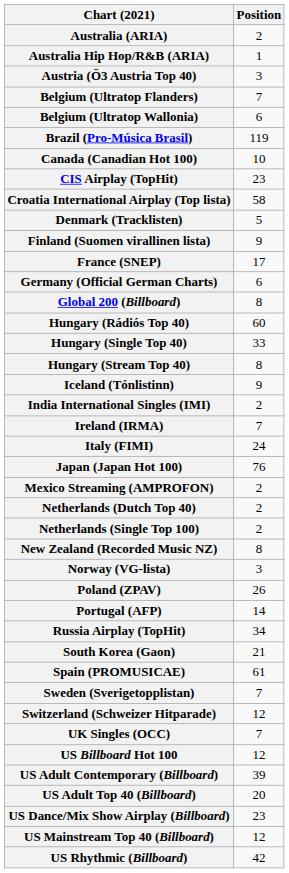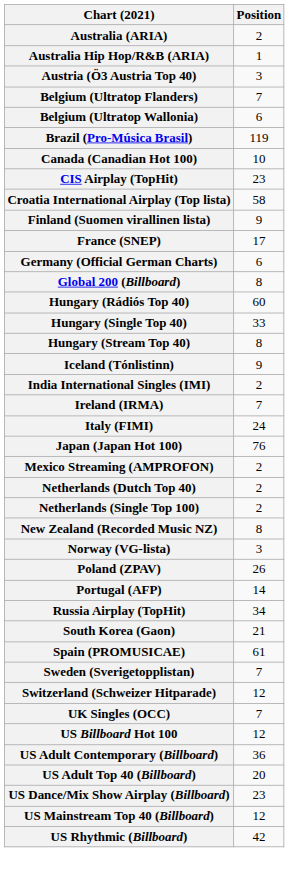- row: (119, 220)
(259, 775) 39 -> (259, 754) 36
